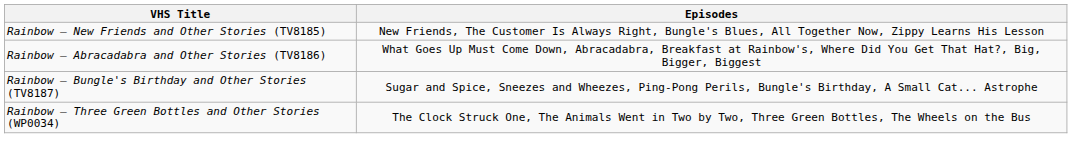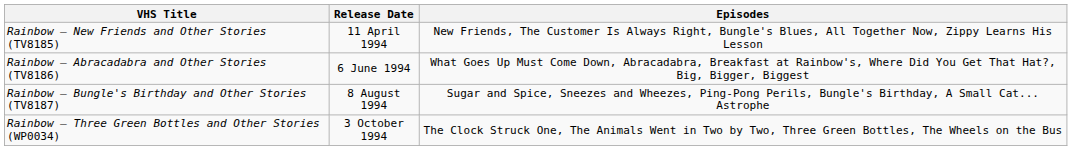+ column: (374, 13)
